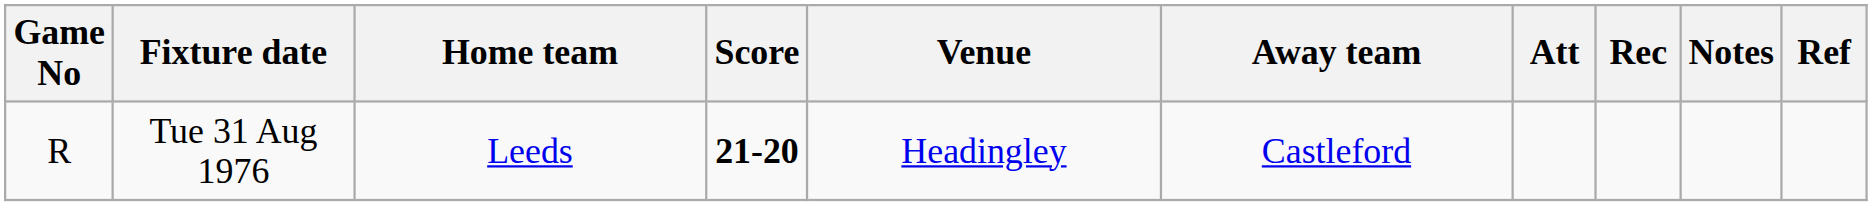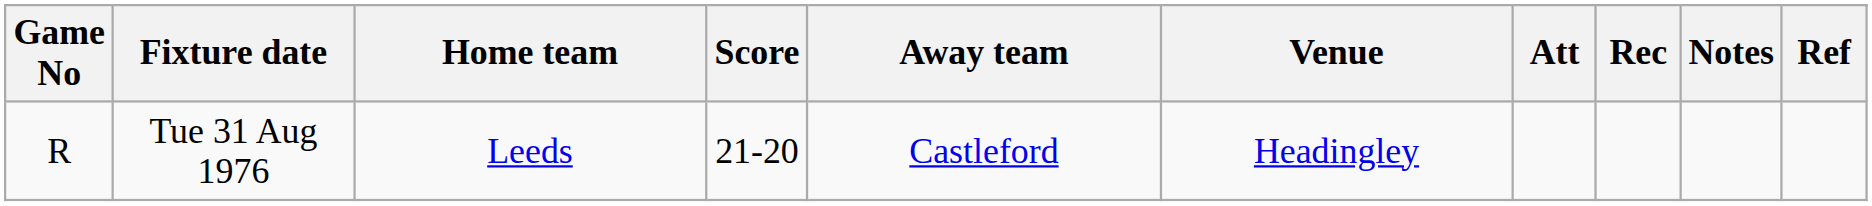columns swapped: (1336, 53) <-> (984, 53)
(757, 150) bold -> (757, 150) normal
